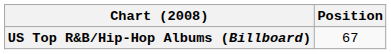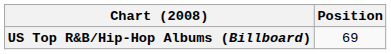(350, 38) 67 -> (350, 38) 69
